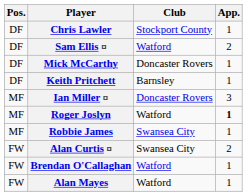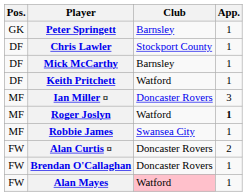+ row: (81, 30)
- row: (81, 47)
(174, 64) Doncaster Rovers -> (155, 64) Barnsley
(155, 81) Barnsley -> (154, 81) Watford
(166, 149) Swansea City -> (174, 149) Doncaster Rovers
(154, 166) Watford -> (174, 166) Doncaster Rovers
(154, 183) no background -> (154, 183) pink background
